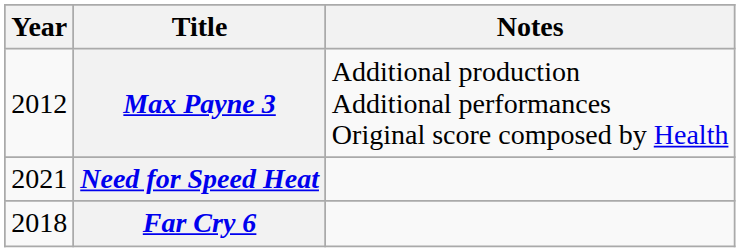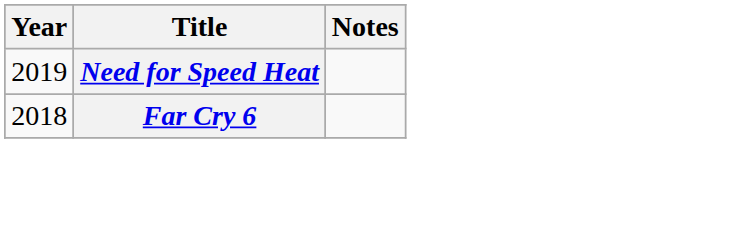- row: (200, 102)
(39, 178) 2021 -> (39, 71) 2019
